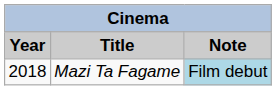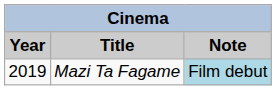(27, 72) 2018 -> (27, 72) 2019
